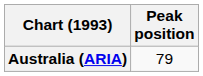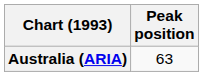(164, 58) 79 -> (164, 58) 63
